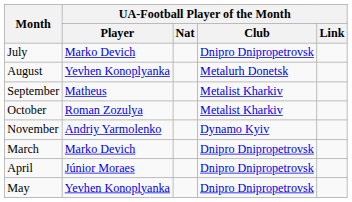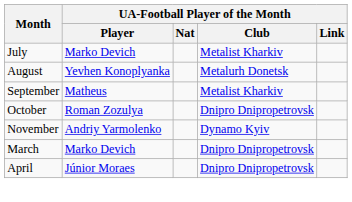(257, 52) Dnipro Dnipropetrovsk -> (241, 52) Metalist Kharkiv
(241, 110) Metalist Kharkiv -> (257, 110) Dnipro Dnipropetrovsk
- row: (18, 187)
